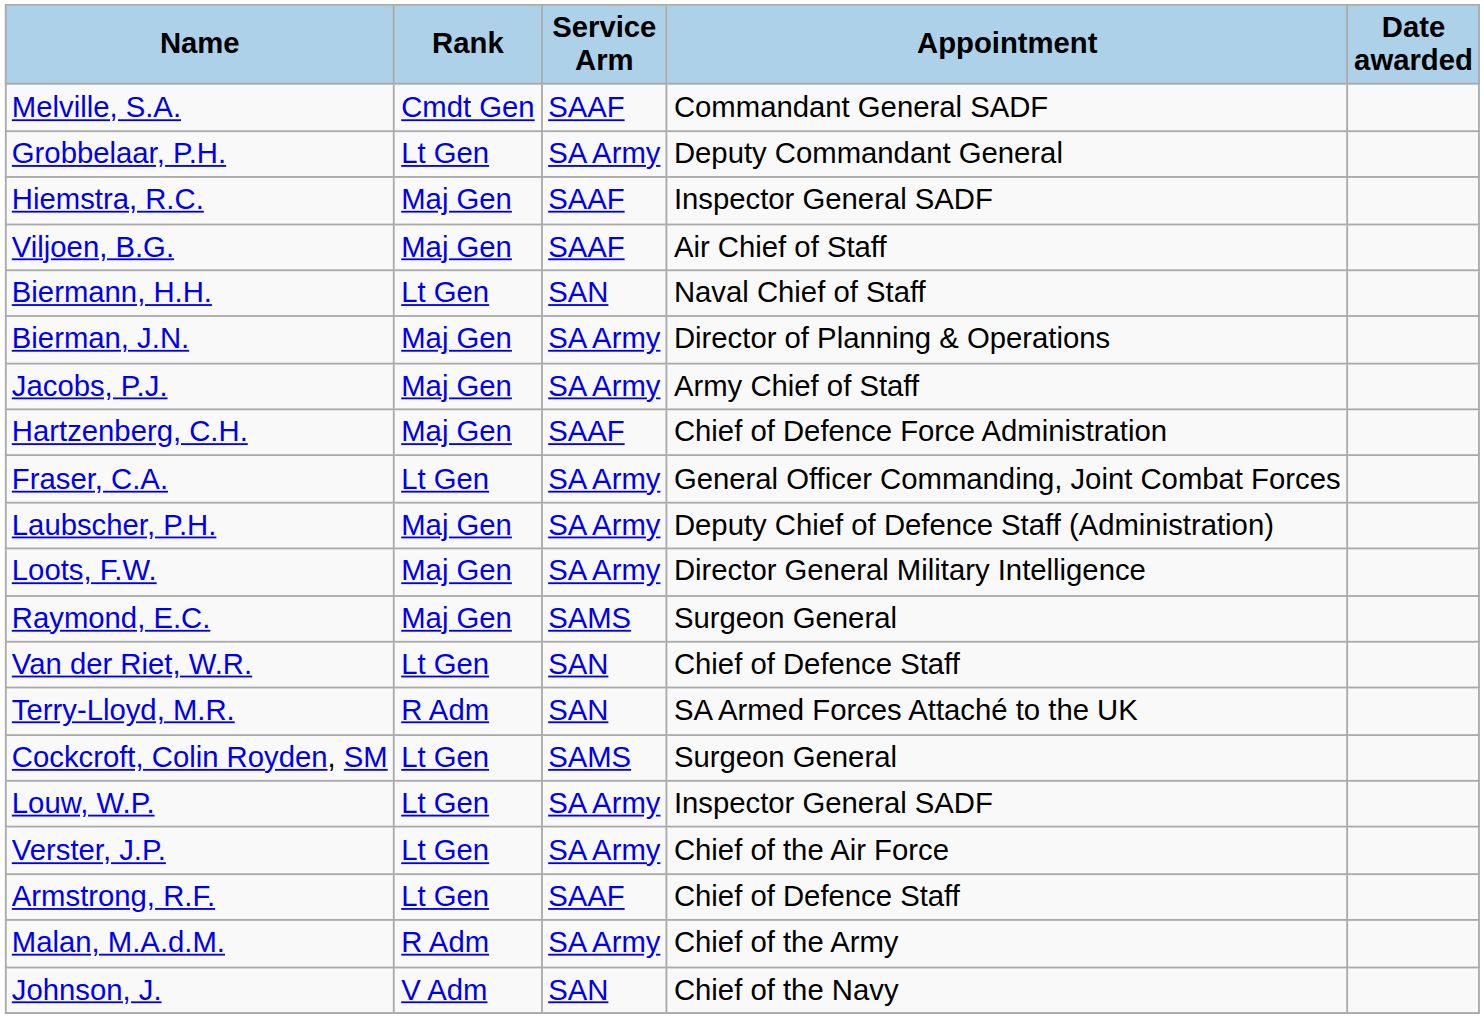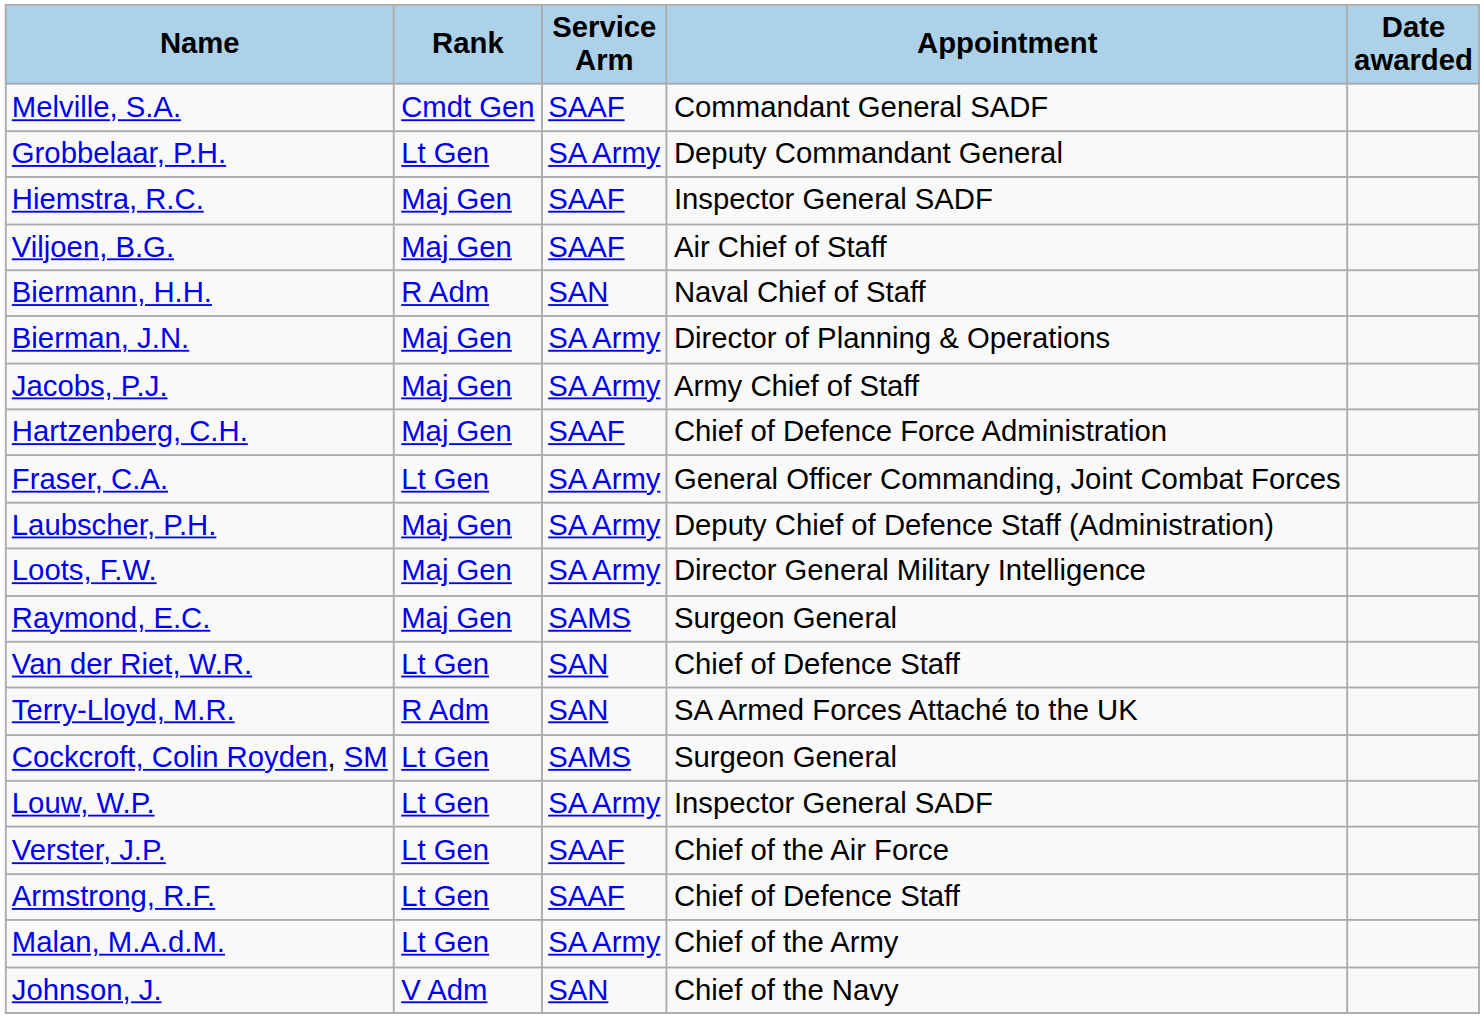(445, 292) Lt Gen -> (445, 292) R Adm
(604, 850) SA Army -> (586, 850) SAAF
(445, 942) R Adm -> (445, 942) Lt Gen
